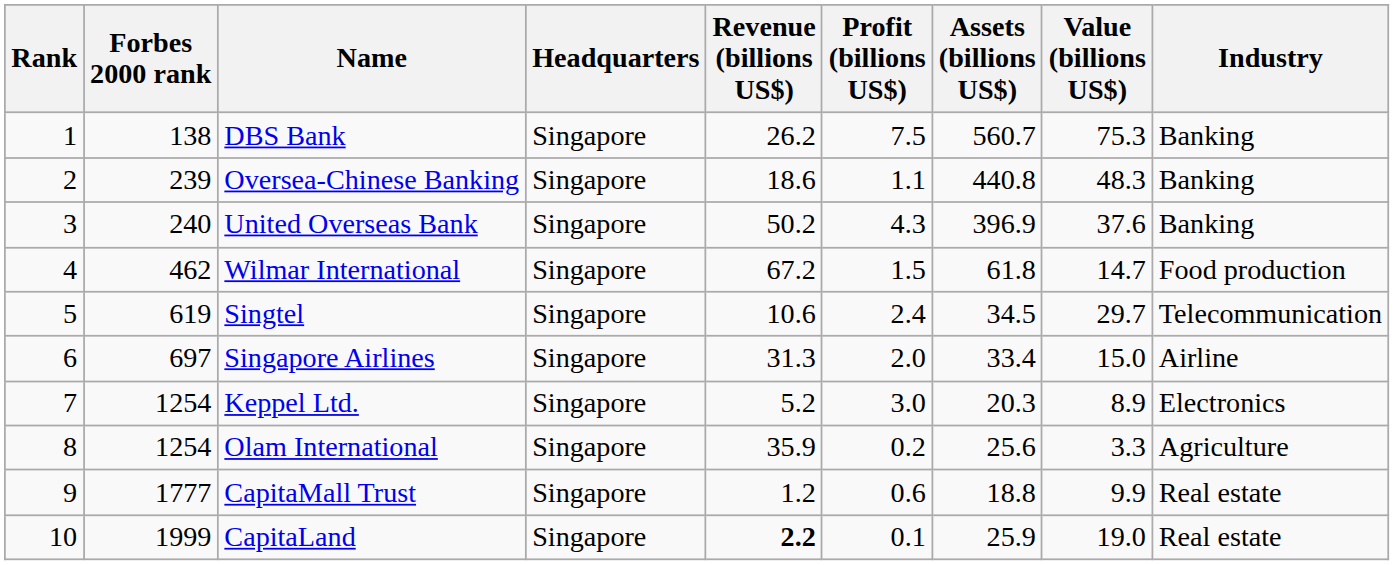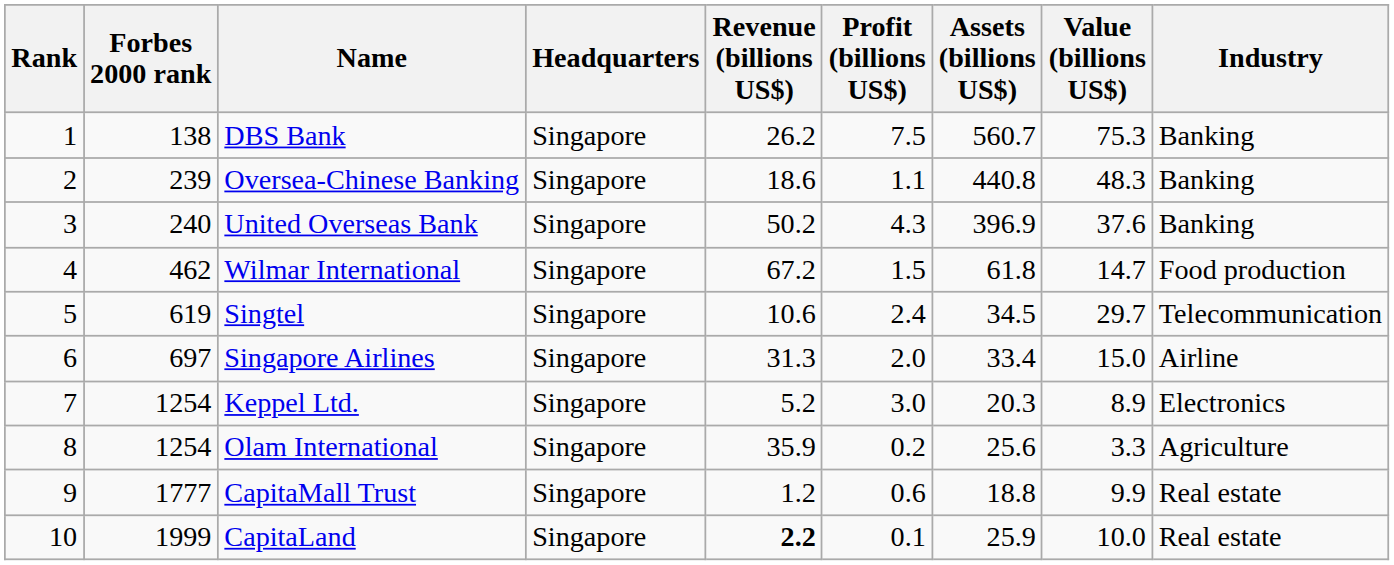(1121, 536) 19.0 -> (1121, 536) 10.0
